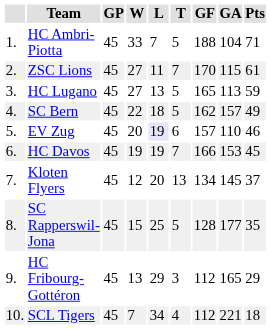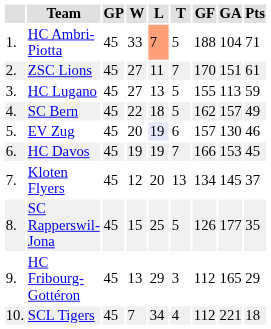(153, 42) no background -> (153, 42) lightsalmon background
(230, 70) 115 -> (231, 70) 151
(205, 91) 165 -> (205, 91) 155
(230, 131) 110 -> (231, 131) 130
(205, 225) 128 -> (205, 225) 126
